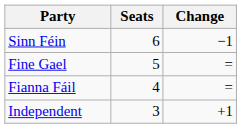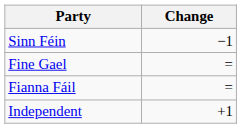- column: (137, 16)
